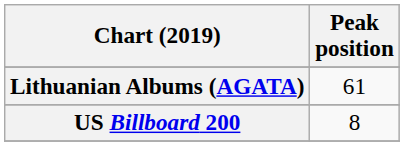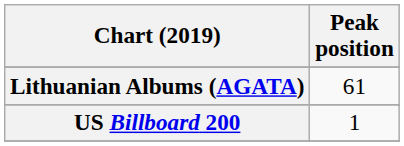(354, 122) 8 -> (354, 122) 1
